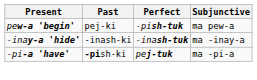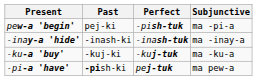(213, 26) ma pew-a -> (213, 26) ma -pi-a
+ row: (36, 54)
(213, 54) ma -pi-a -> (213, 68) ma pew-a
